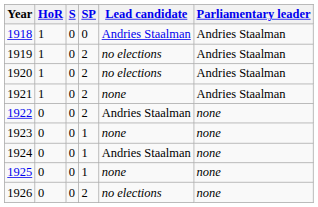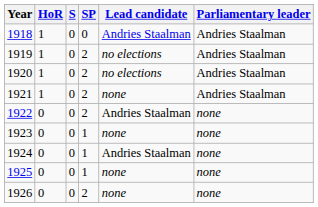(132, 192) no elections -> (114, 192) none
